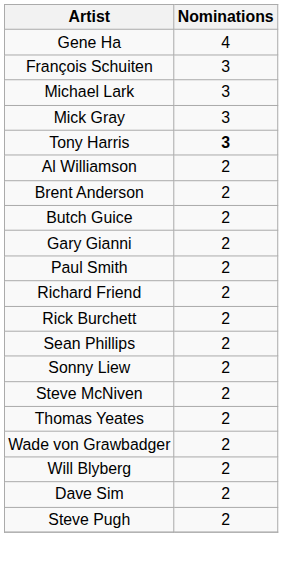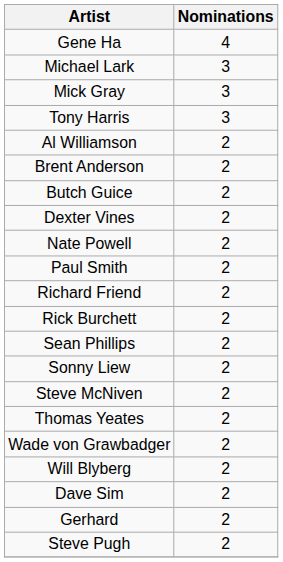- row: (89, 67)
(226, 142) bold -> (226, 117) normal
+ row: (89, 218)
- row: (89, 243)
+ row: (89, 243)
+ row: (89, 519)
